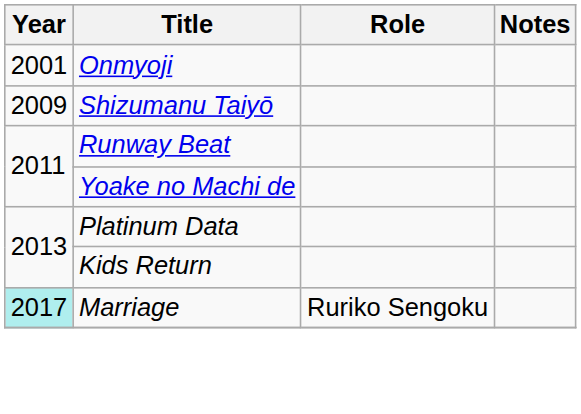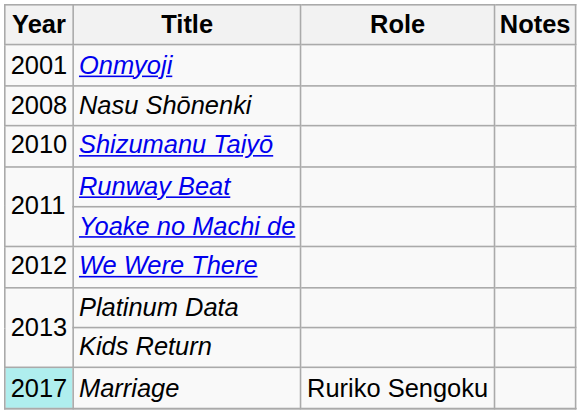+ row: (165, 105)
(39, 105) 2009 -> (39, 145) 2010
+ row: (168, 266)
